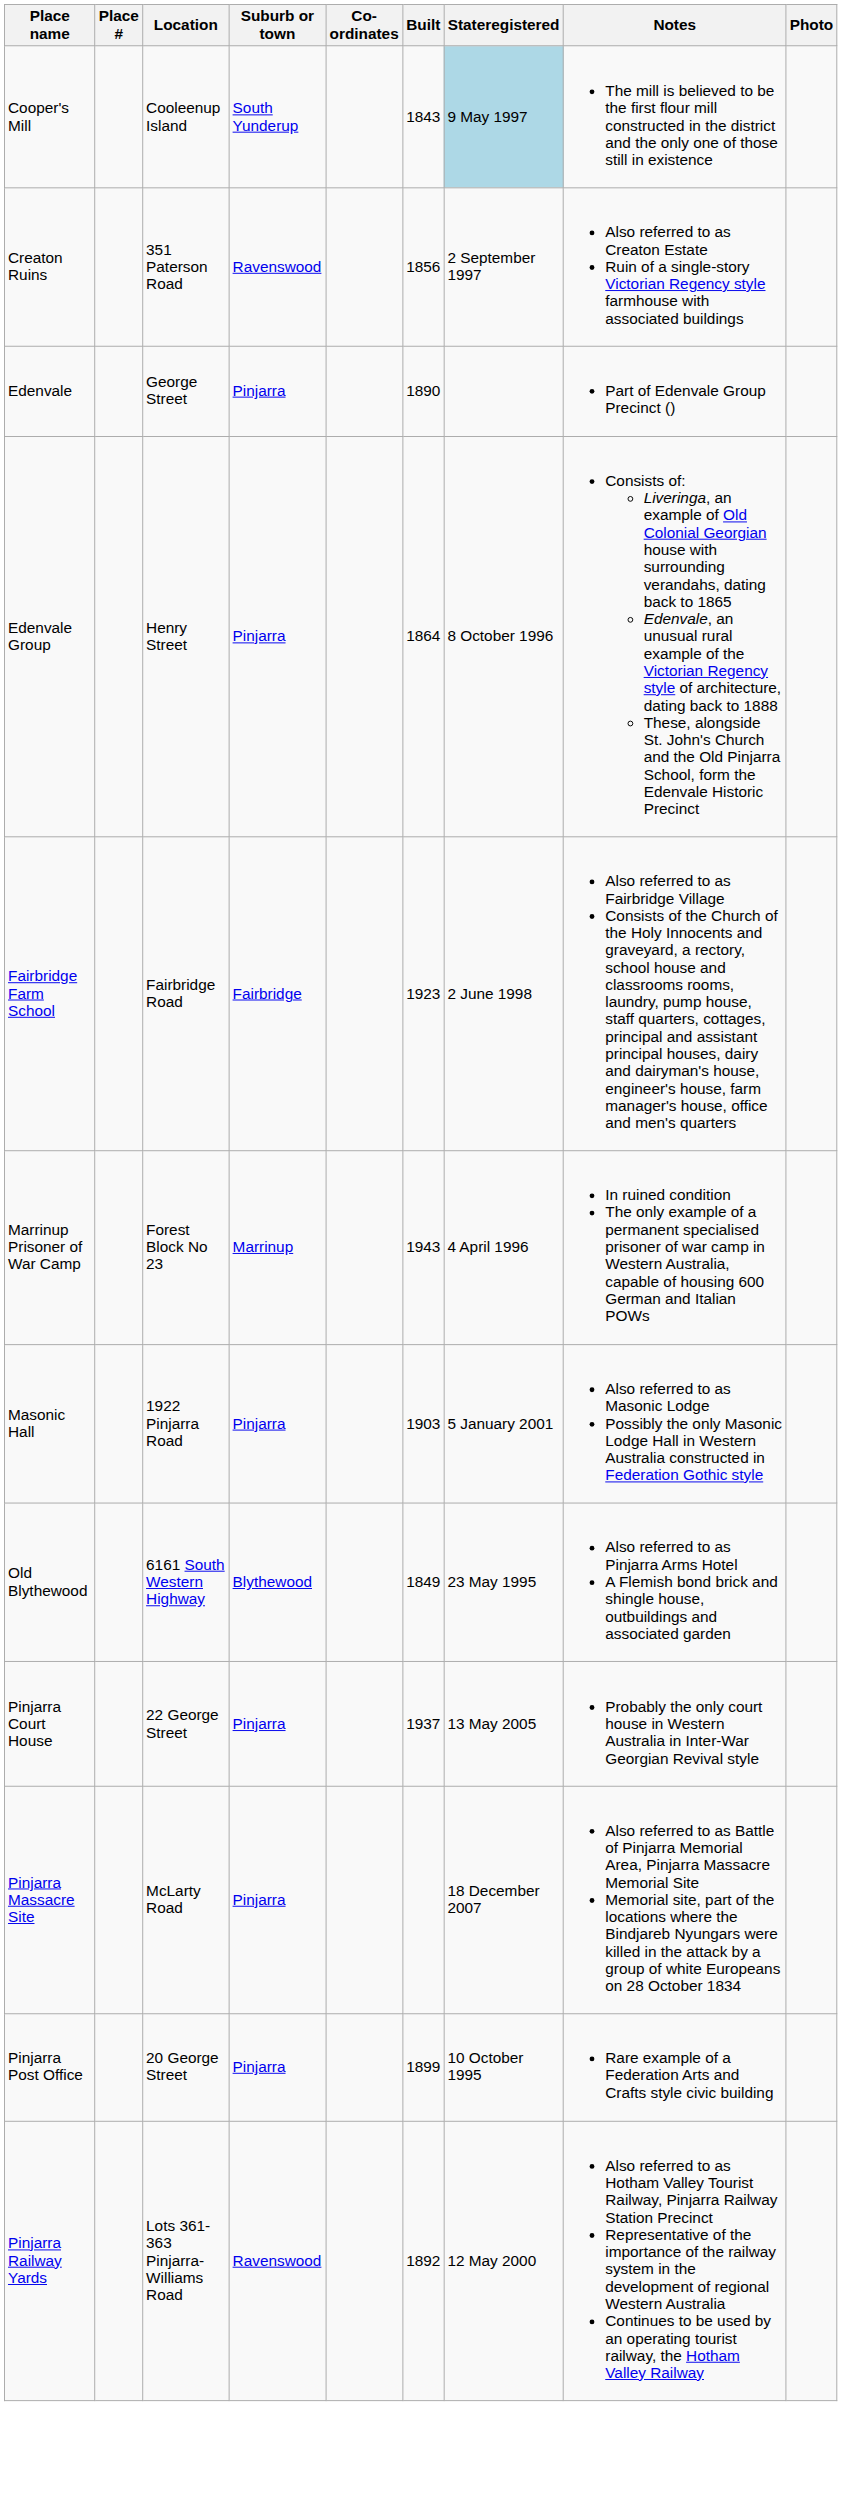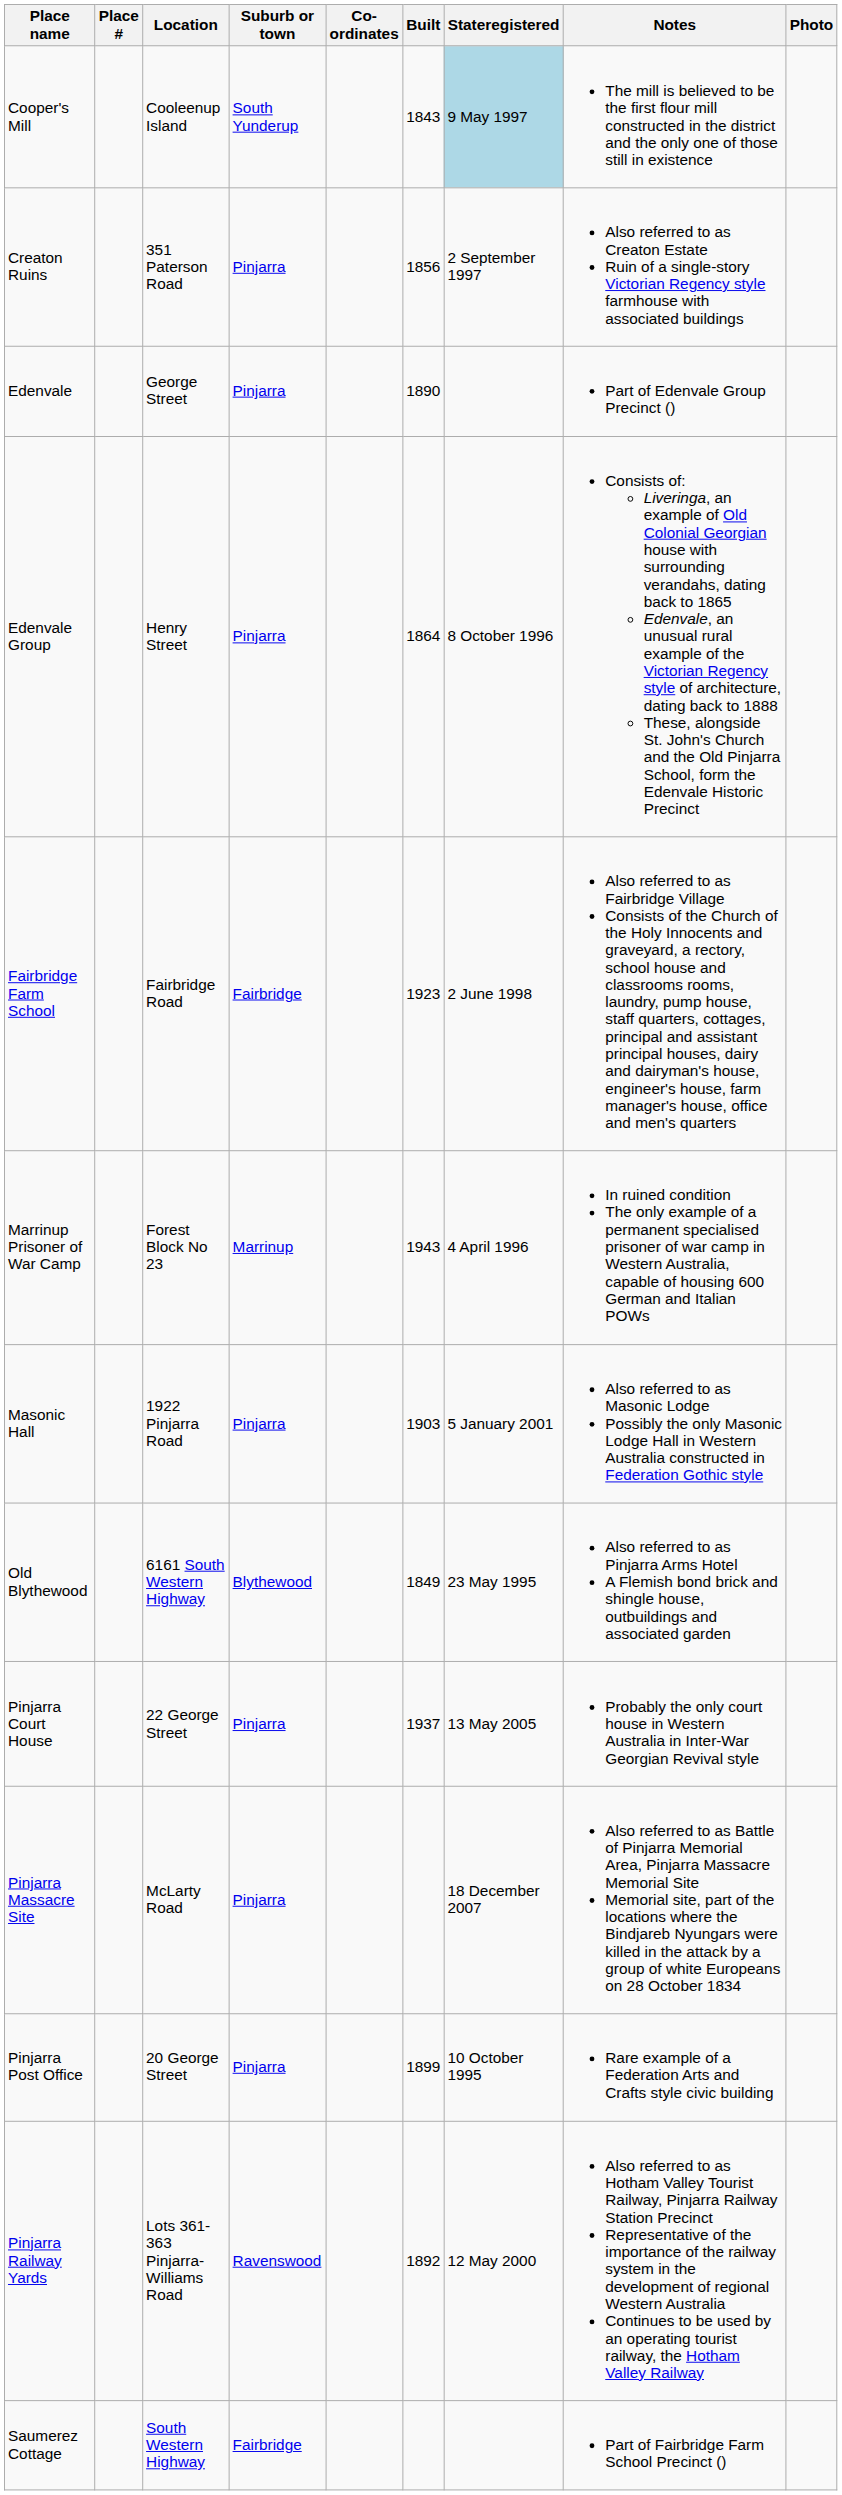(277, 266) Ravenswood -> (259, 266) Pinjarra
+ row: (43, 2445)
